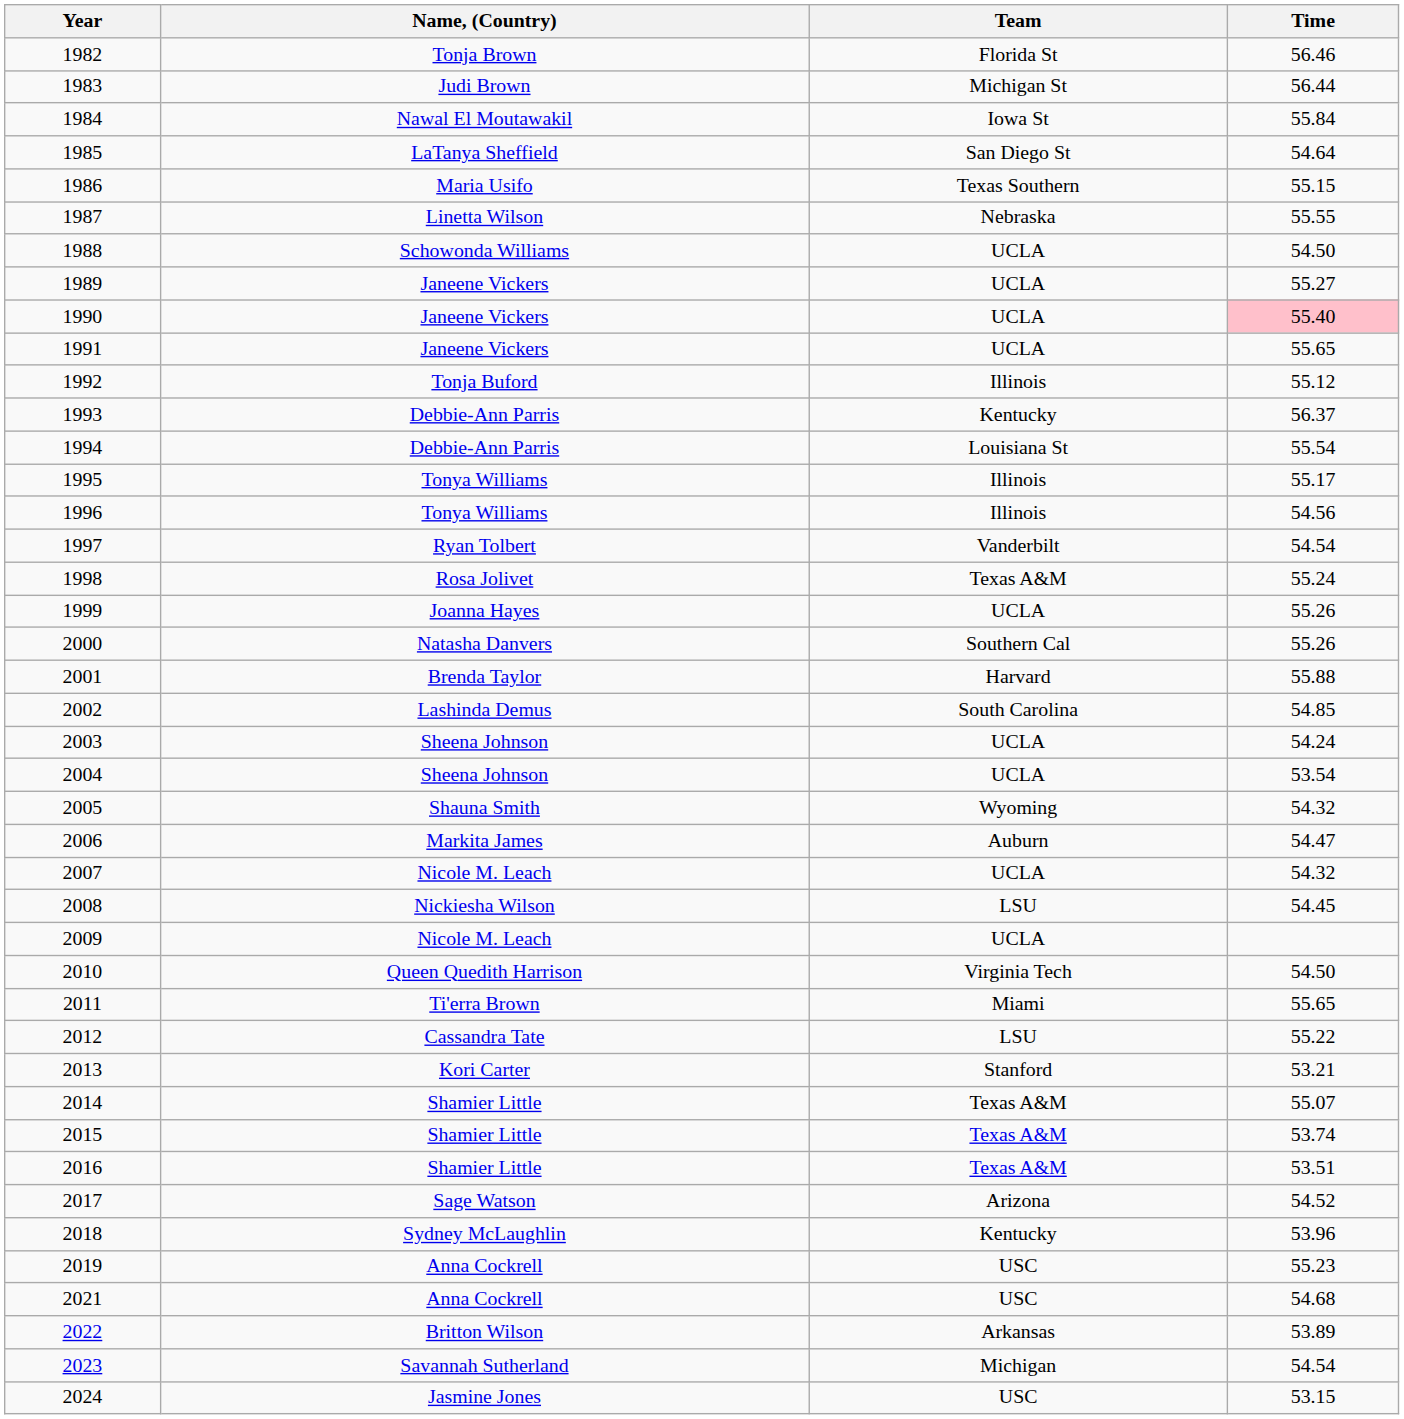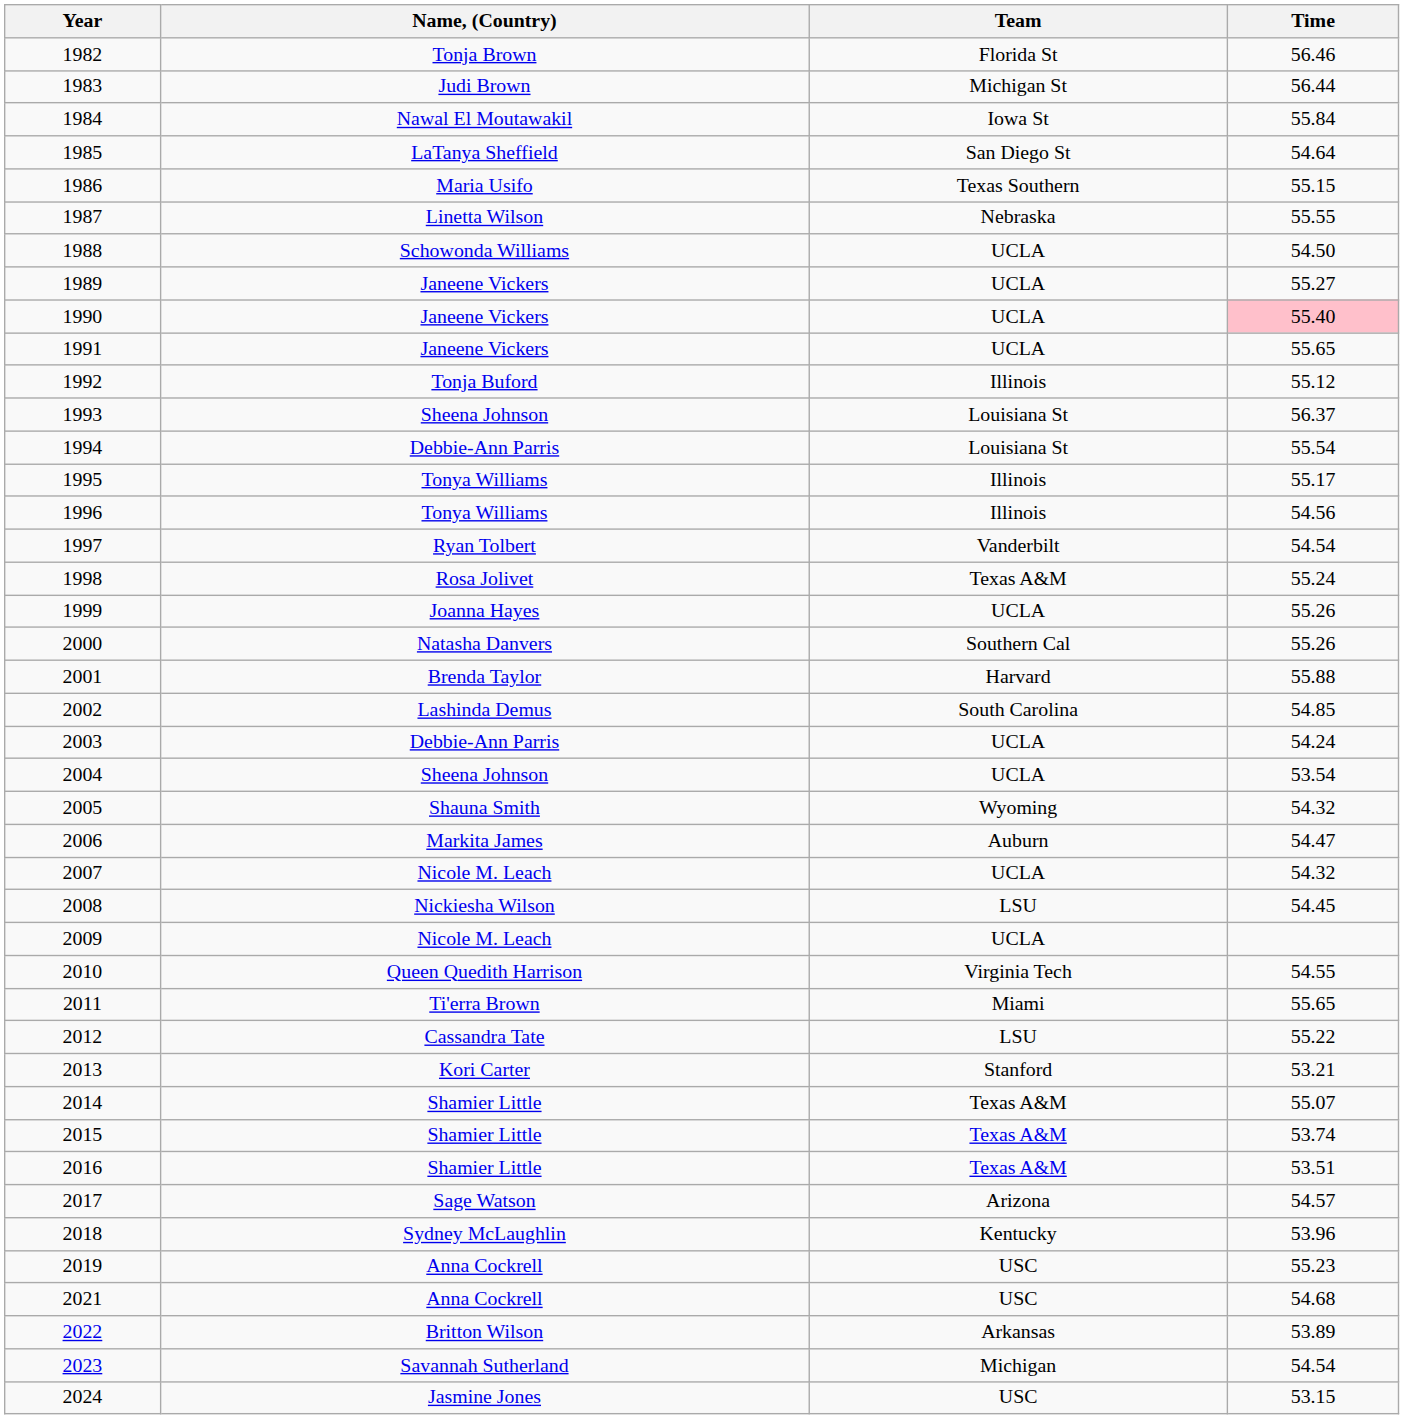(484, 414) Debbie-Ann Parris -> (484, 414) Sheena Johnson
(1018, 414) Kentucky -> (1018, 414) Louisiana St
(484, 742) Sheena Johnson -> (484, 742) Debbie-Ann Parris
(1313, 971) 54.50 -> (1313, 971) 54.55
(1313, 1201) 54.52 -> (1313, 1201) 54.57
